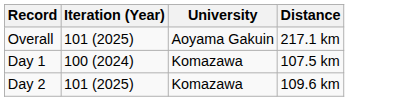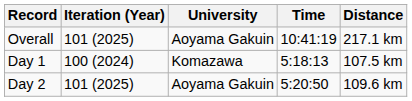+ column: (309, 15)
(207, 84) Komazawa -> (223, 84) Aoyama Gakuin
